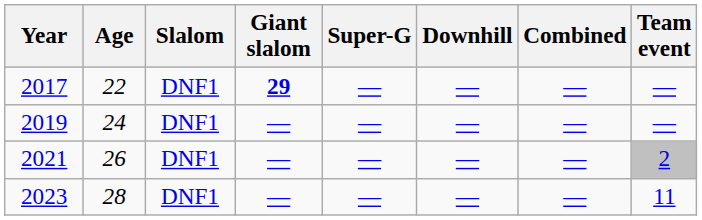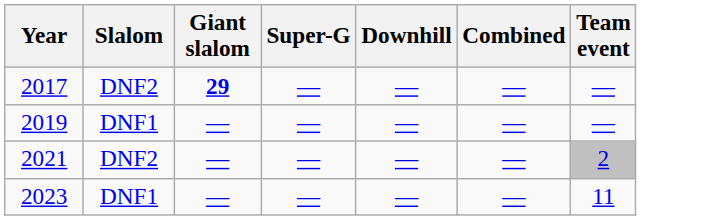- column: (114, 35)
(190, 85) DNF1 -> (129, 85) DNF2
(190, 159) DNF1 -> (129, 159) DNF2
